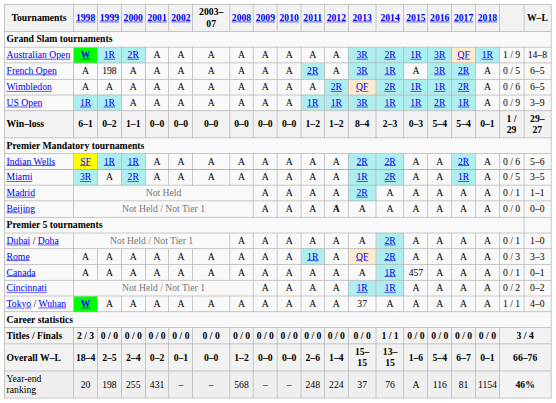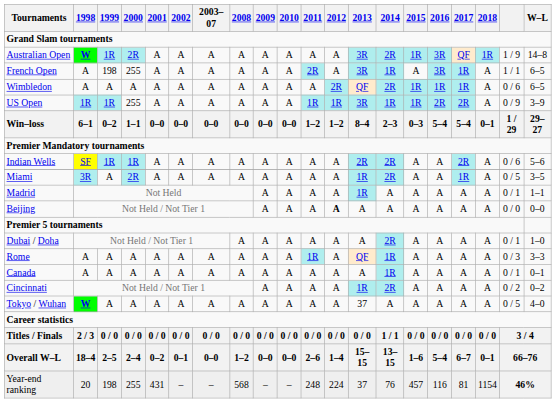(133, 71) A -> (133, 71) 255
(464, 71) 2R -> (464, 71) 1R
(512, 71) 0 / 5 -> (512, 71) 1 / 1
(464, 87) 2R -> (464, 87) 1R
(133, 103) A -> (133, 103) 255
(464, 103) 1R -> (464, 103) 2R
(362, 193) 2R -> (362, 193) 1R
(390, 257) 2R -> (390, 257) 1R
(416, 272) 457 -> (416, 272) A
(390, 288) 1R -> (390, 288) 2R
(512, 304) 1 / 1 -> (512, 304) 0 / 5
(416, 384) A -> (416, 384) 457
